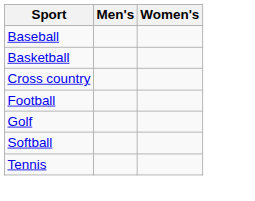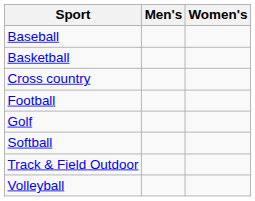- row: (27, 164)
+ row: (73, 164)
+ row: (36, 185)
